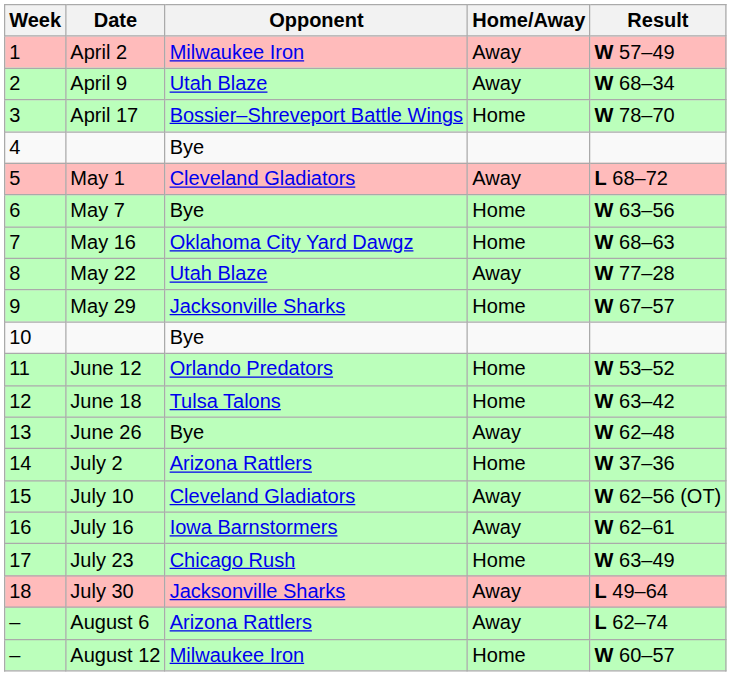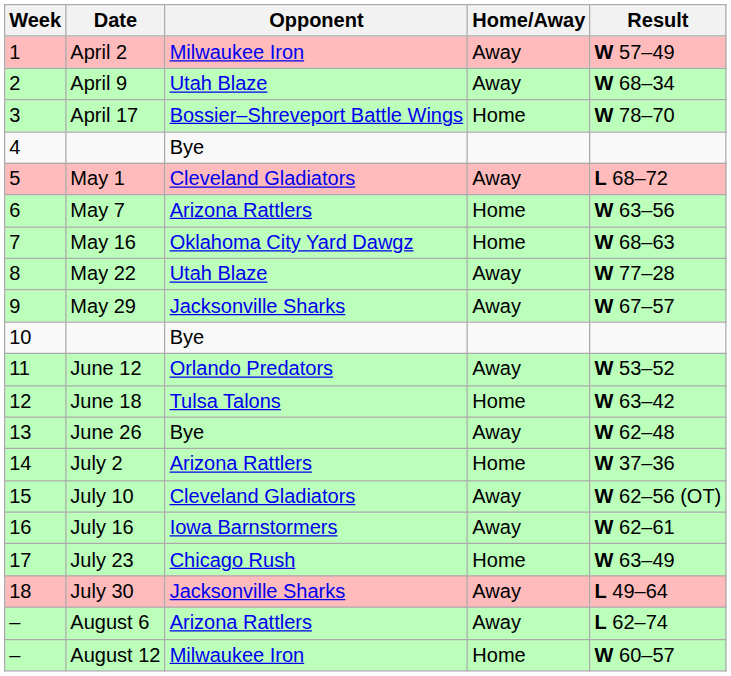(187, 210) Bye -> (241, 210) Arizona Rattlers
(499, 305) Home -> (497, 305) Away
(499, 369) Home -> (497, 369) Away
